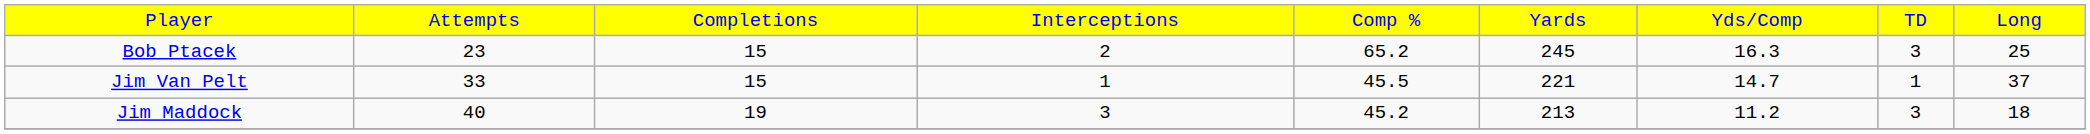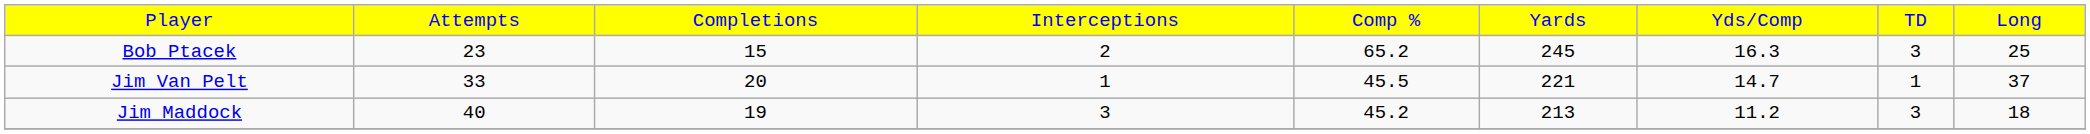(755, 82) 15 -> (755, 82) 20
